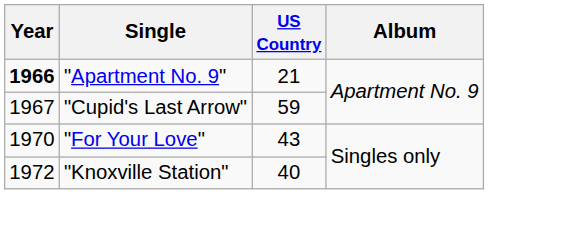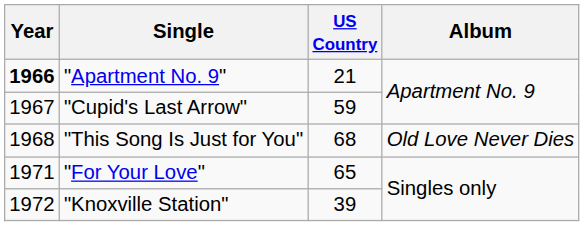+ row: (183, 140)
(32, 140) 1970 -> (32, 172) 1971
(289, 140) 43 -> (345, 172) 65
(289, 172) 40 -> (345, 204) 39
